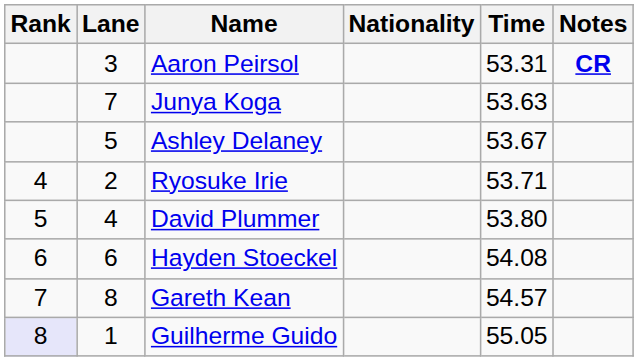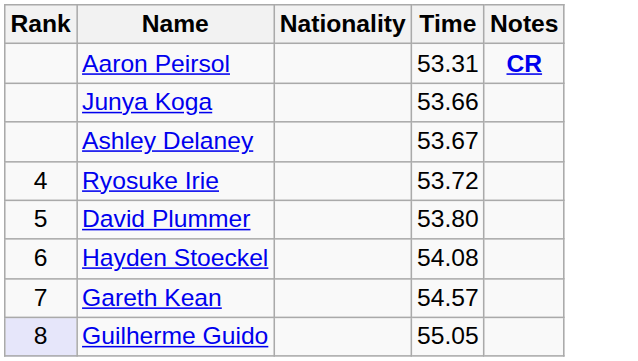- column: (111, 24)
(517, 102) 53.63 -> (448, 102) 53.66
(517, 180) 53.71 -> (448, 180) 53.72
